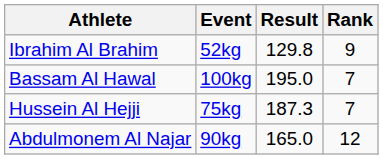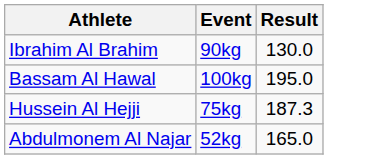- column: (350, 20)
(221, 50) 52kg -> (221, 50) 90kg
(289, 50) 129.8 -> (289, 50) 130.0
(221, 139) 90kg -> (221, 139) 52kg
